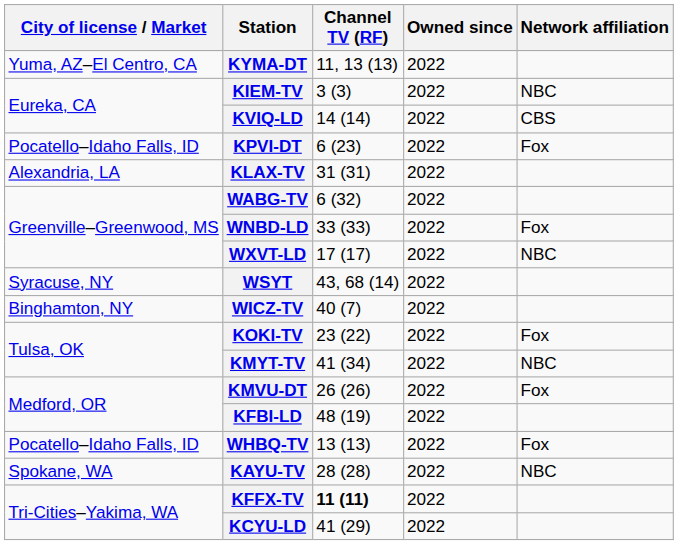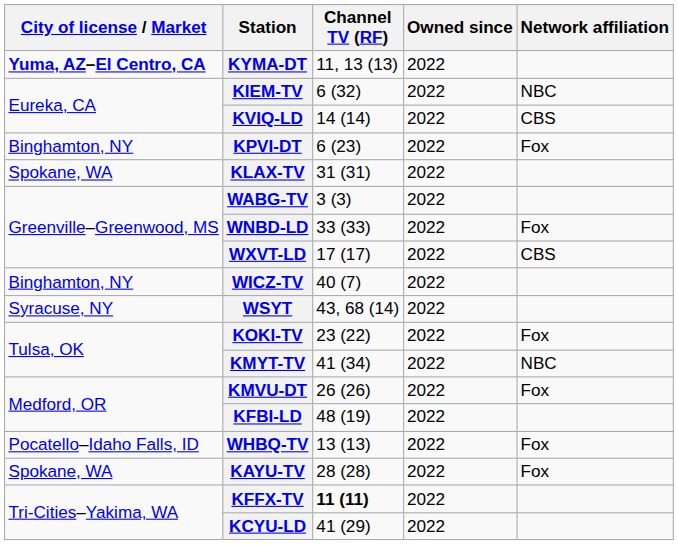(103, 64) normal -> (107, 64) bold
(334, 91) 3 (3) -> (339, 91) 6 (32)
(104, 145) Pocatello–Idaho Falls, ID -> (71, 145) Binghamton, NY
(64, 173) Alexandria, LA -> (61, 173) Spokane, WA
(339, 200) 6 (32) -> (334, 200) 3 (3)
(539, 254) NBC -> (538, 254) CBS
rows swapped: (268, 308) <-> (268, 281)
(539, 471) NBC -> (535, 471) Fox
